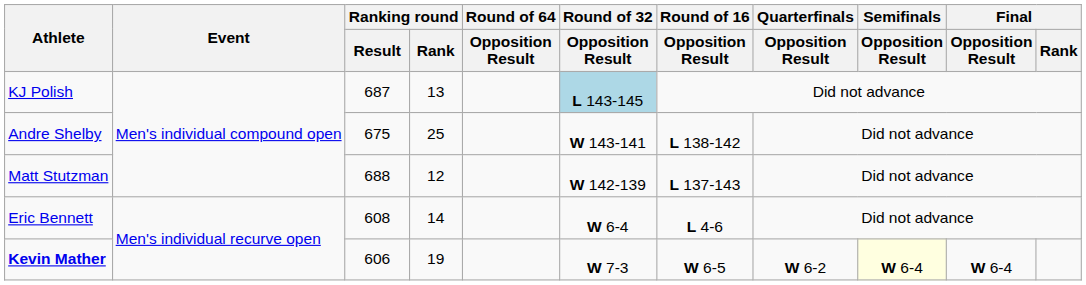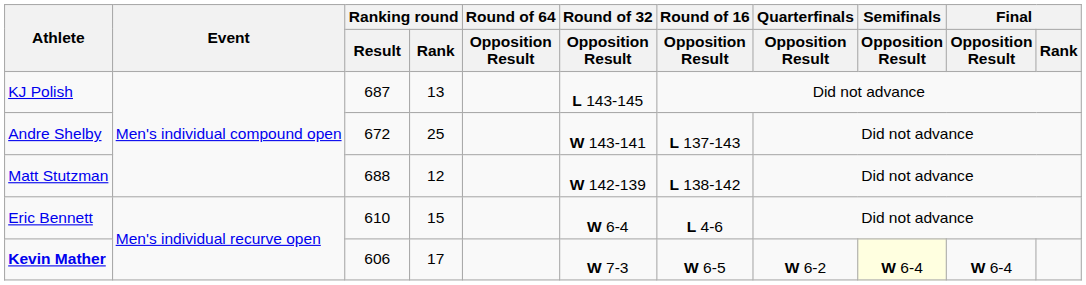(608, 101) lightblue background -> (608, 101) no background
(377, 134) 675 -> (377, 134) 672
(705, 143) L 138-142 -> (705, 143) L 137-143
(705, 185) L 137-143 -> (705, 185) L 138-142
(377, 218) 608 -> (377, 218) 610
(436, 218) 14 -> (436, 218) 15
(436, 260) 19 -> (436, 260) 17
